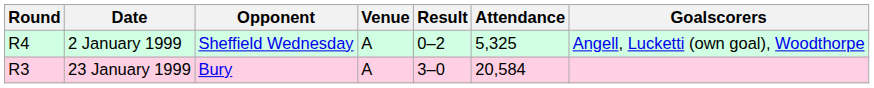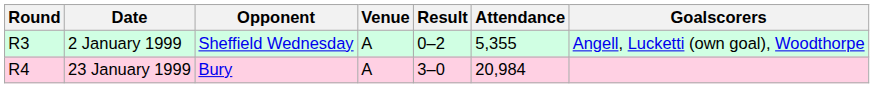(19, 43) R4 -> (19, 43) R3
(496, 43) 5,325 -> (496, 43) 5,355
(19, 69) R3 -> (19, 69) R4
(501, 69) 20,584 -> (501, 69) 20,984
